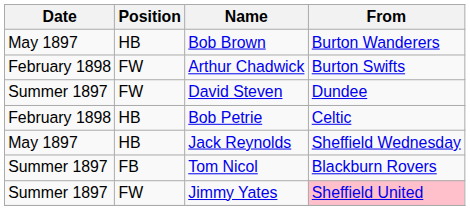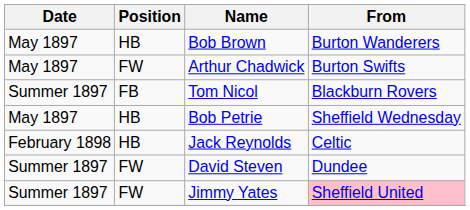(60, 67) February 1898 -> (43, 67) May 1897
rows swapped: (223, 167) <-> (235, 92)
(60, 117) February 1898 -> (43, 117) May 1897
(332, 117) Celtic -> (386, 117) Sheffield Wednesday
(43, 142) May 1897 -> (60, 142) February 1898
(386, 142) Sheffield Wednesday -> (332, 142) Celtic
